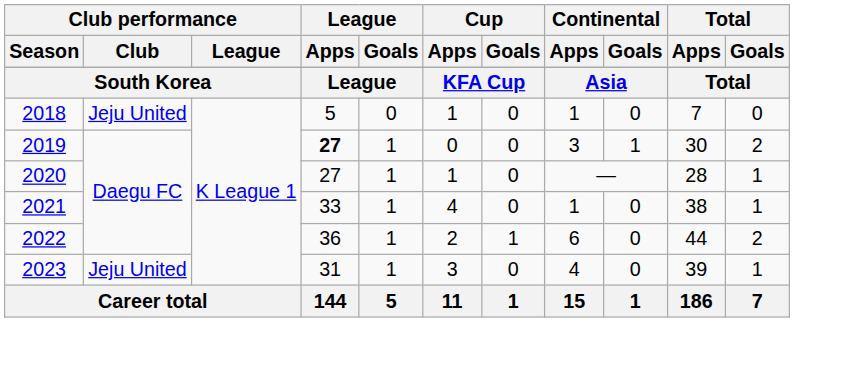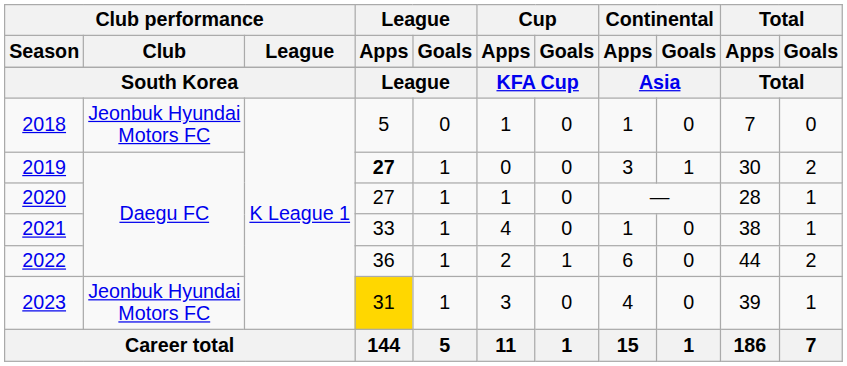(137, 113) Jeju United -> (164, 124) Jeonbuk Hyundai Motors FC
(137, 269) Jeju United -> (164, 303) Jeonbuk Hyundai Motors FC
(330, 269) no background -> (384, 303) gold background
